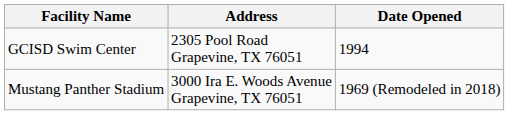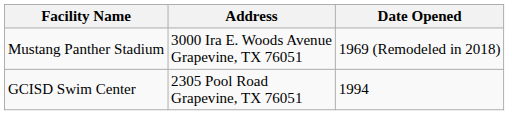rows swapped: (86, 89) <-> (72, 48)
